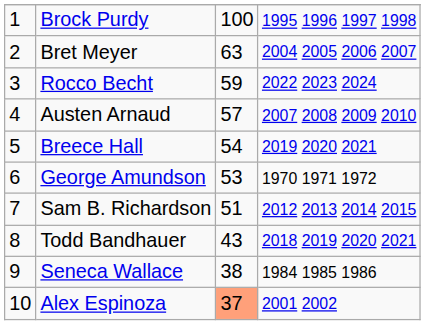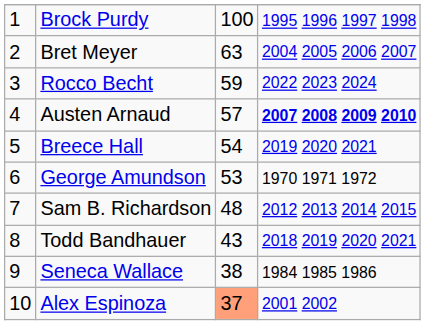(339, 115) normal -> (339, 115) bold
(232, 209) 51 -> (232, 209) 48
